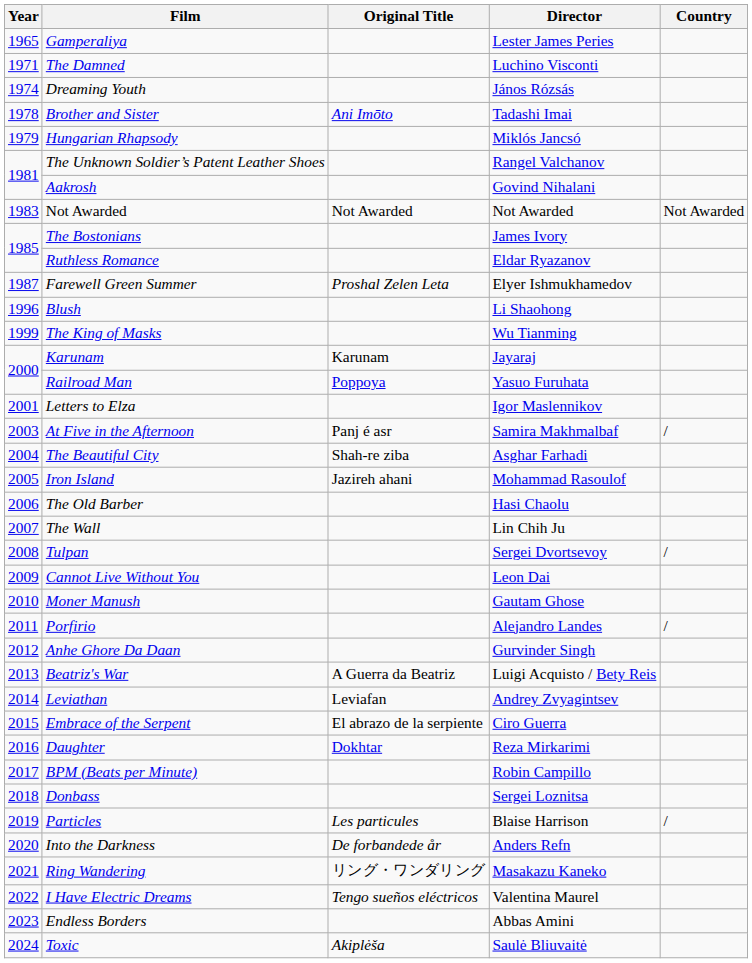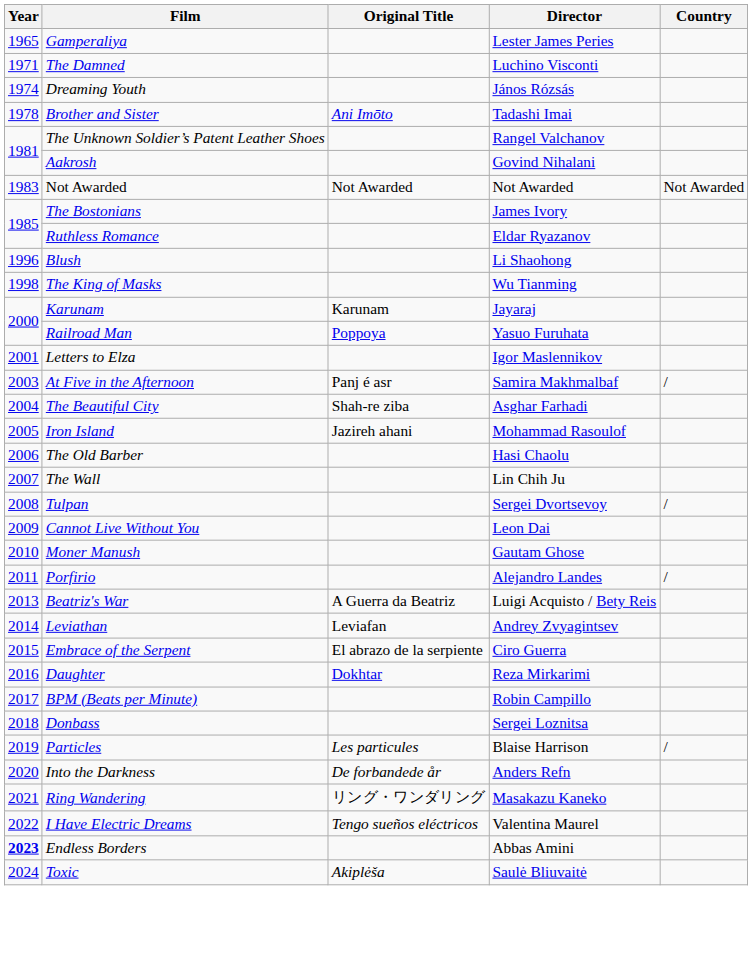- row: (112, 138)
- row: (121, 284)
(23, 333) 1999 -> (23, 284) 1998
- row: (113, 650)
(23, 920) normal -> (23, 847) bold
